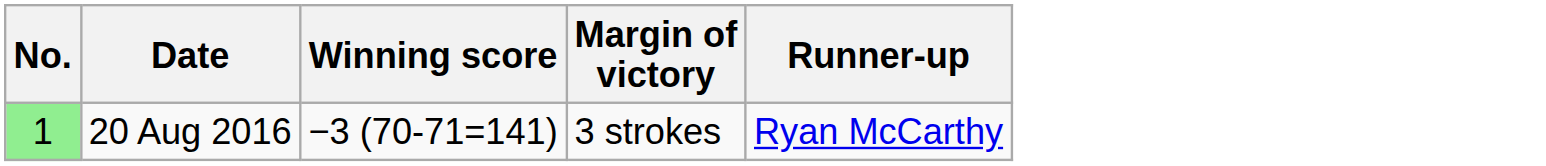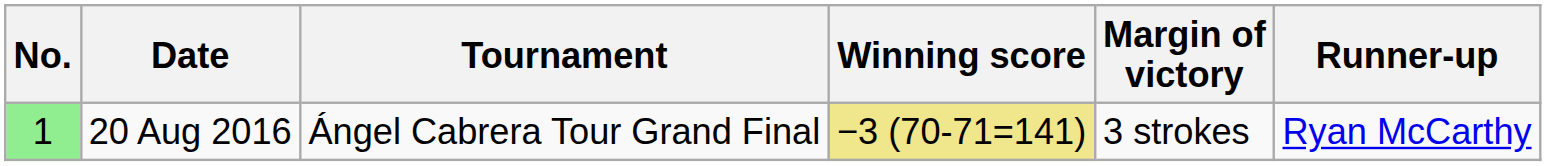+ column: (564, 54)
(433, 132) no background -> (962, 132) khaki background
